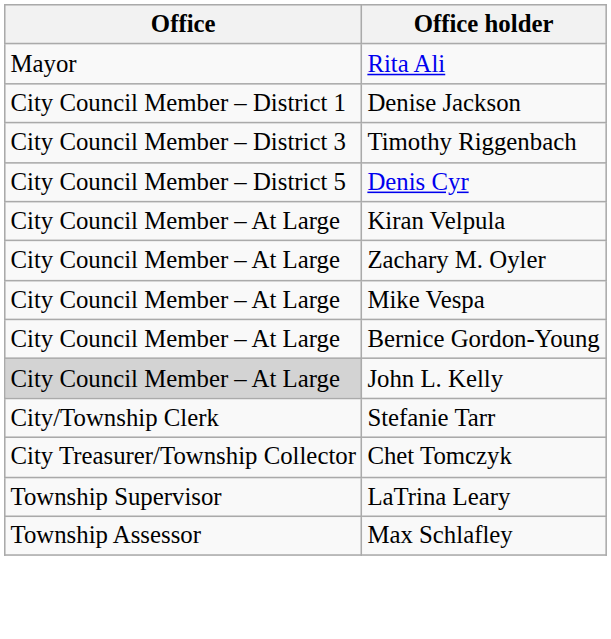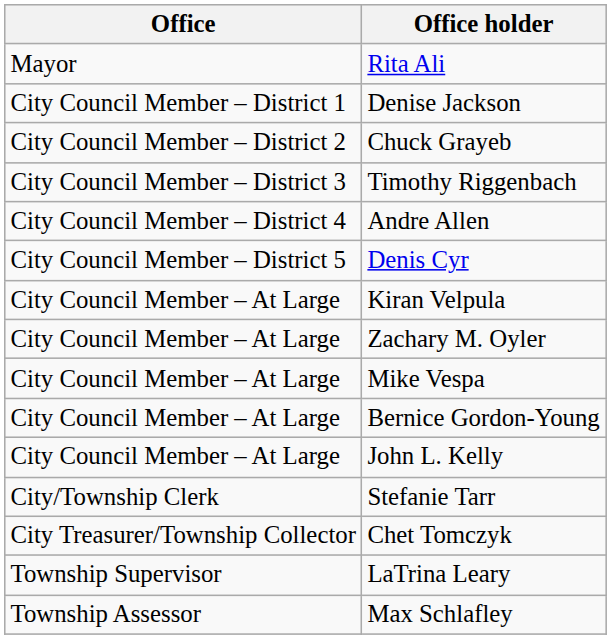+ row: (439, 142)
+ row: (428, 220)
(175, 378) lightgrey background -> (175, 456) no background
